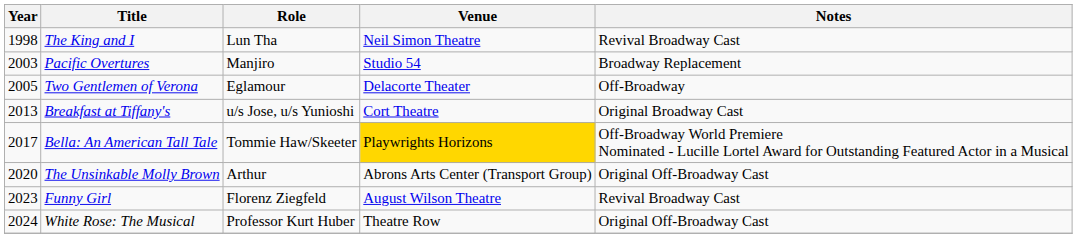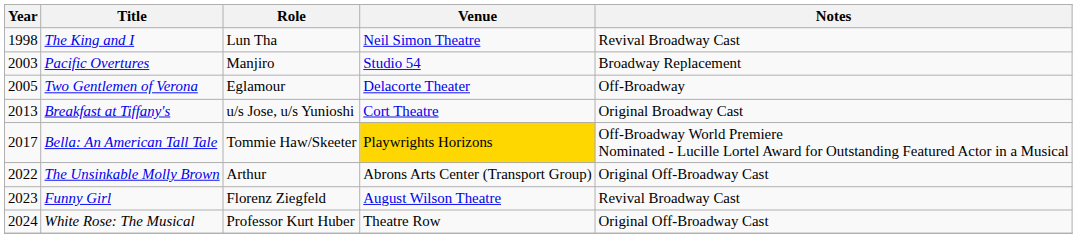(23, 174) 2020 -> (23, 174) 2022
